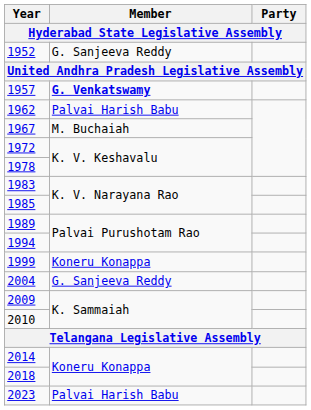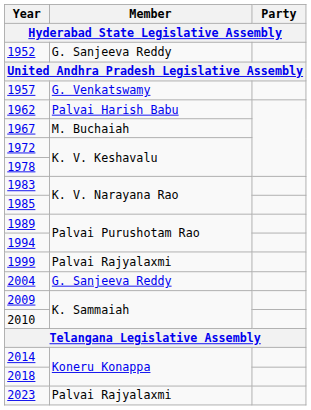(101, 90) bold -> (101, 90) normal
(101, 262) Koneru Konappa -> (112, 262) Palvai Rajyalaxmi
(115, 395) Palvai Harish Babu -> (112, 395) Palvai Rajyalaxmi
